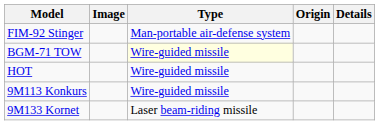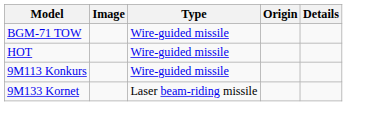- row: (45, 33)
(180, 52) lightyellow background -> (180, 33) no background
